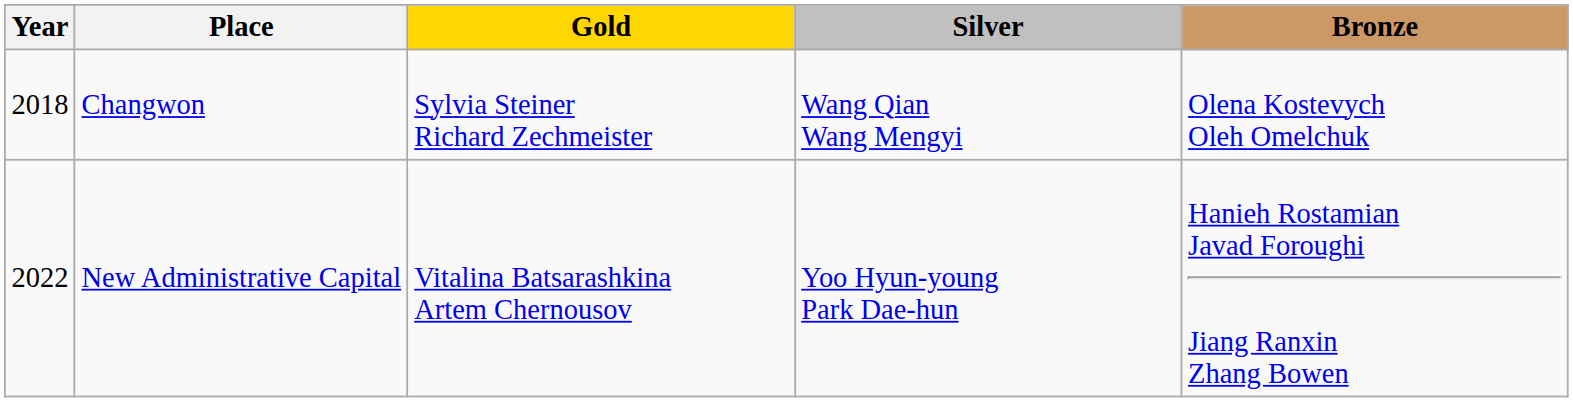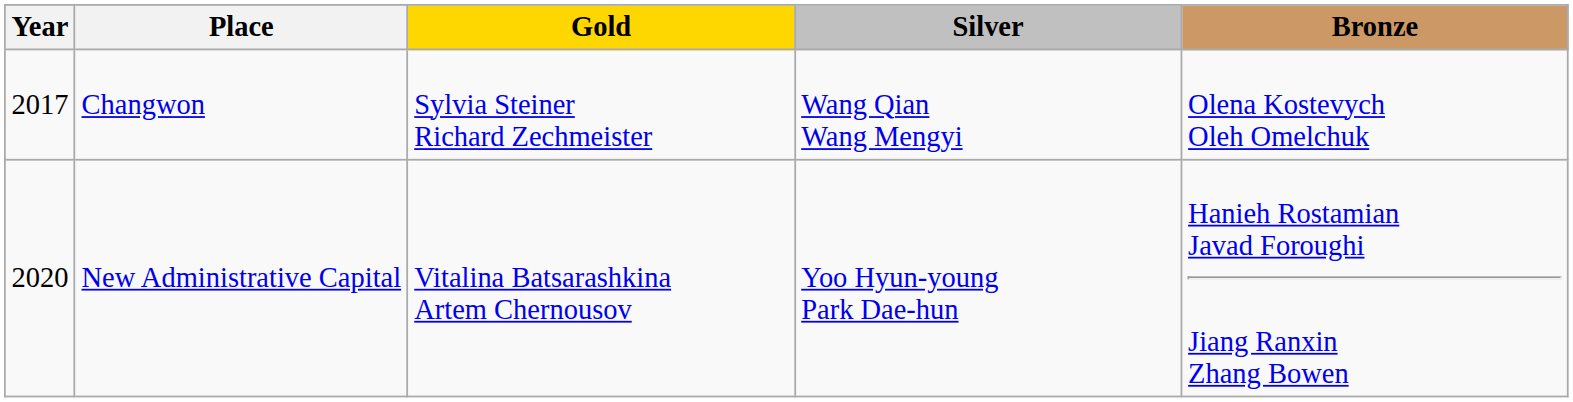(40, 104) 2018 -> (40, 104) 2017
(40, 277) 2022 -> (40, 277) 2020
